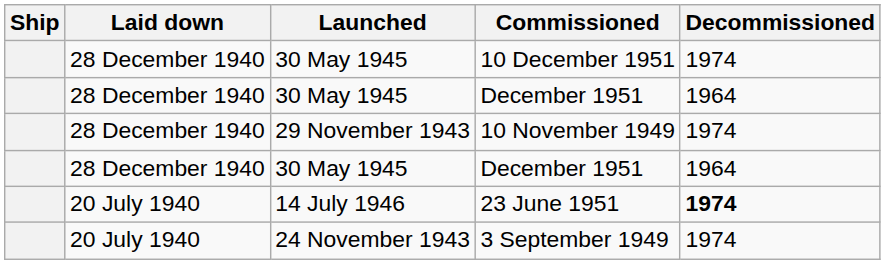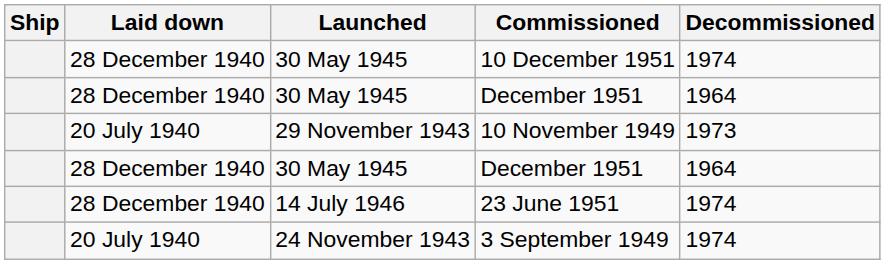(167, 131) 28 December 1940 -> (135, 131) 20 July 1940
(711, 131) 1974 -> (711, 131) 1973
(135, 204) 20 July 1940 -> (167, 204) 28 December 1940
(711, 204) bold -> (711, 204) normal
